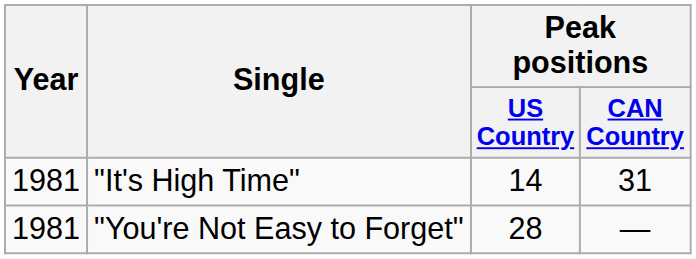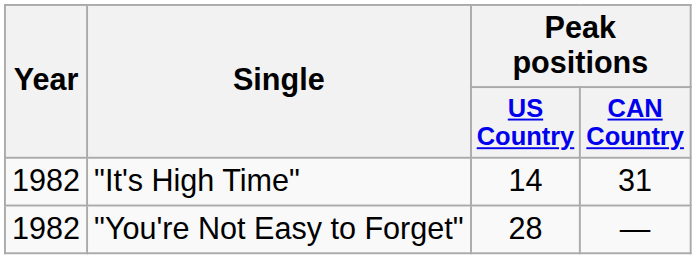(46, 180) 1981 -> (46, 180) 1982
(46, 229) 1981 -> (46, 229) 1982
